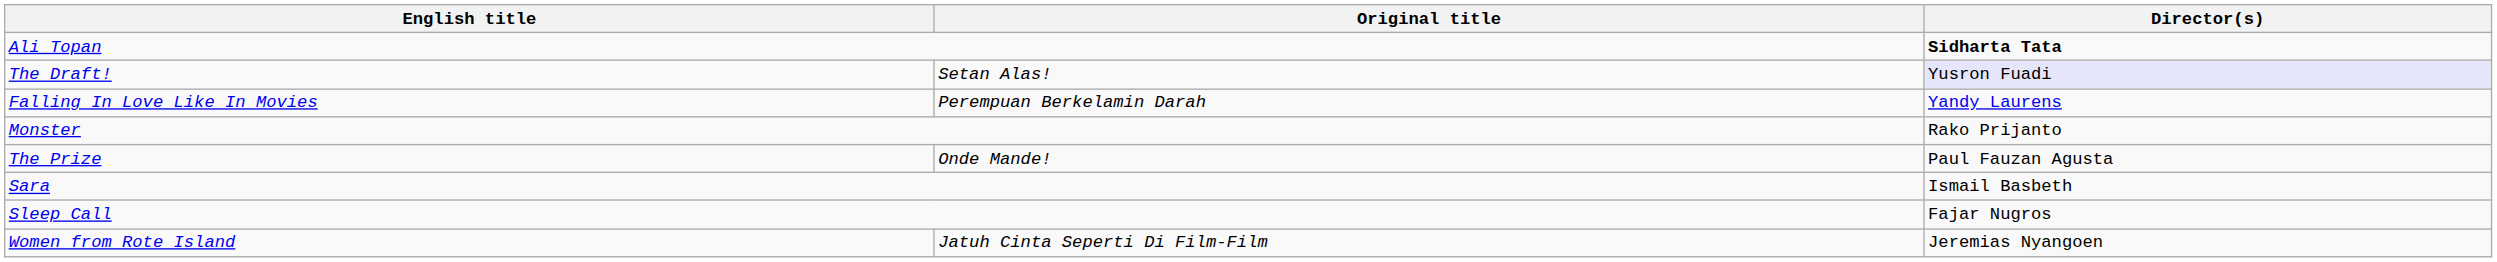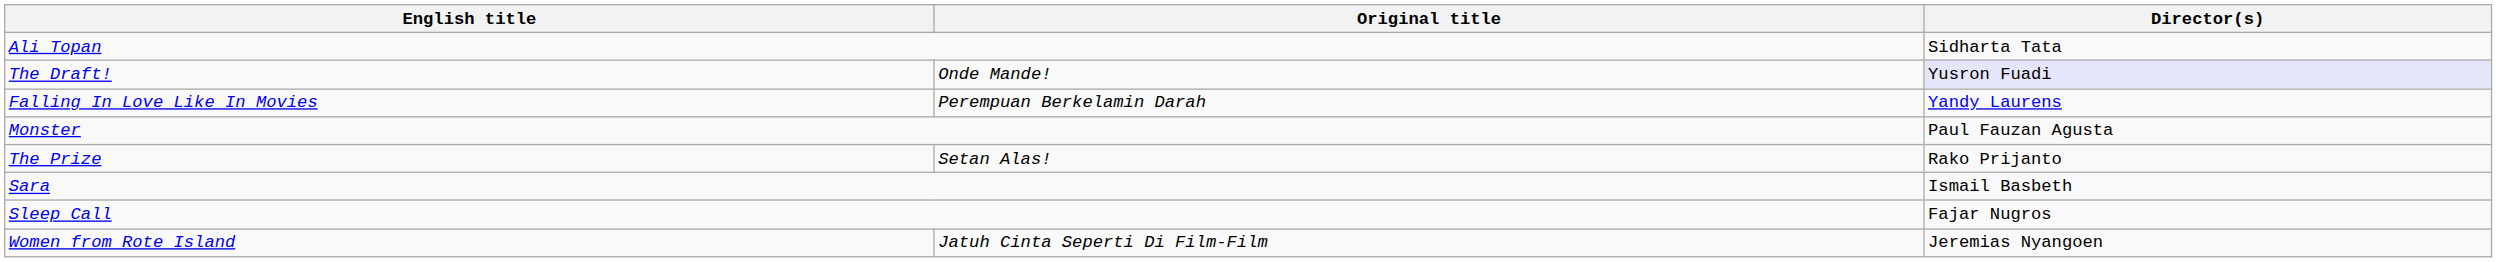(1995, 47) bold -> (1995, 47) normal
(995, 75) Setan Alas! -> (995, 75) Onde Mande!
(1995, 131) Rako Prijanto -> (2021, 131) Paul Fauzan Agusta
(995, 158) Onde Mande! -> (995, 158) Setan Alas!
(2021, 158) Paul Fauzan Agusta -> (1995, 158) Rako Prijanto
